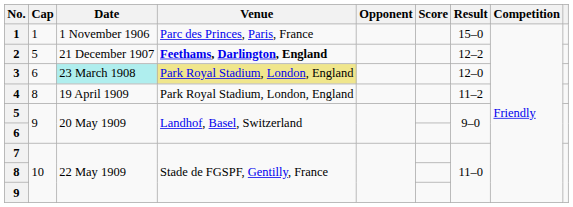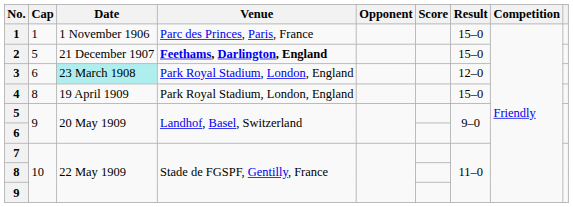(471, 53) 12–2 -> (471, 53) 15–0
(257, 73) khaki background -> (257, 73) no background
(471, 93) 11–2 -> (471, 93) 15–0
